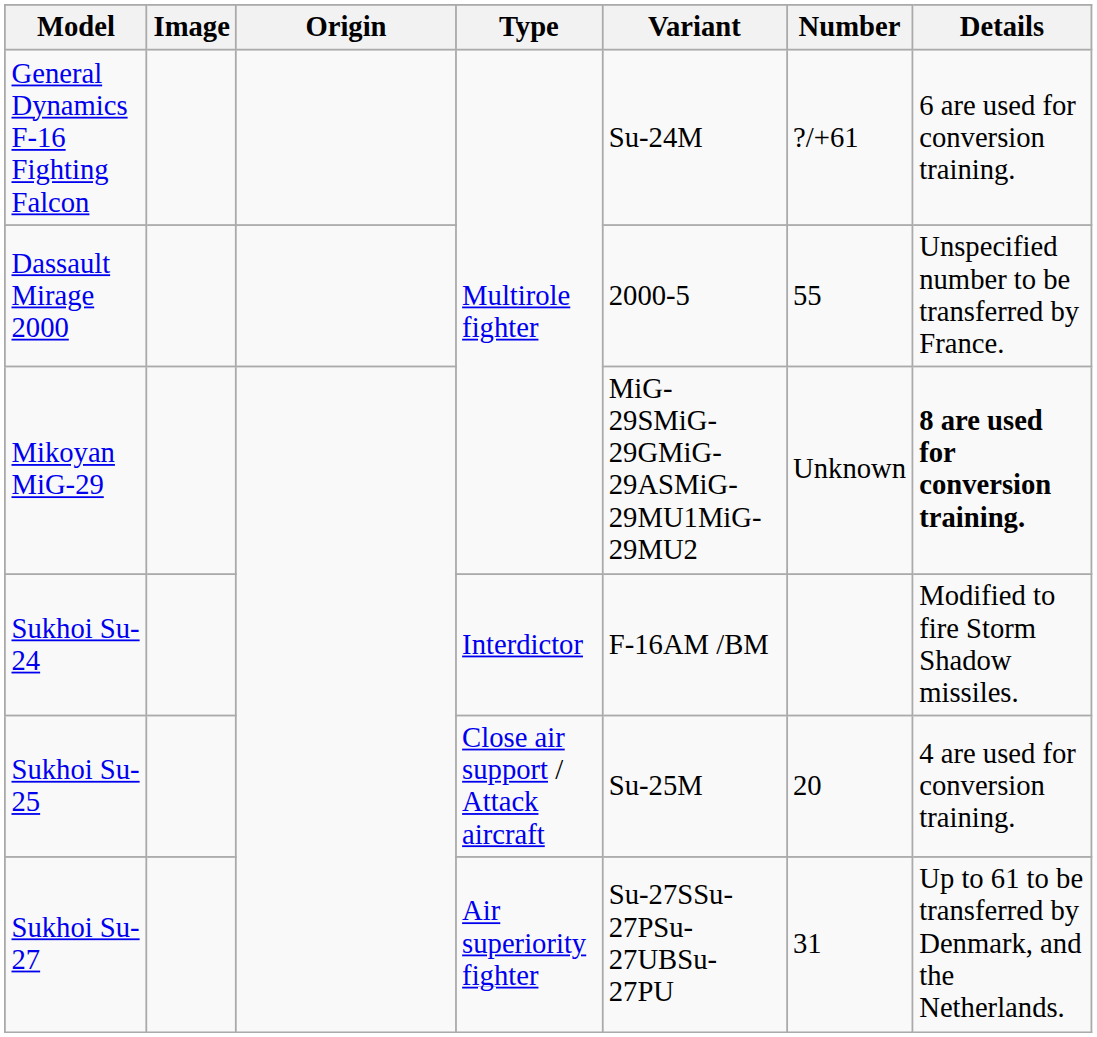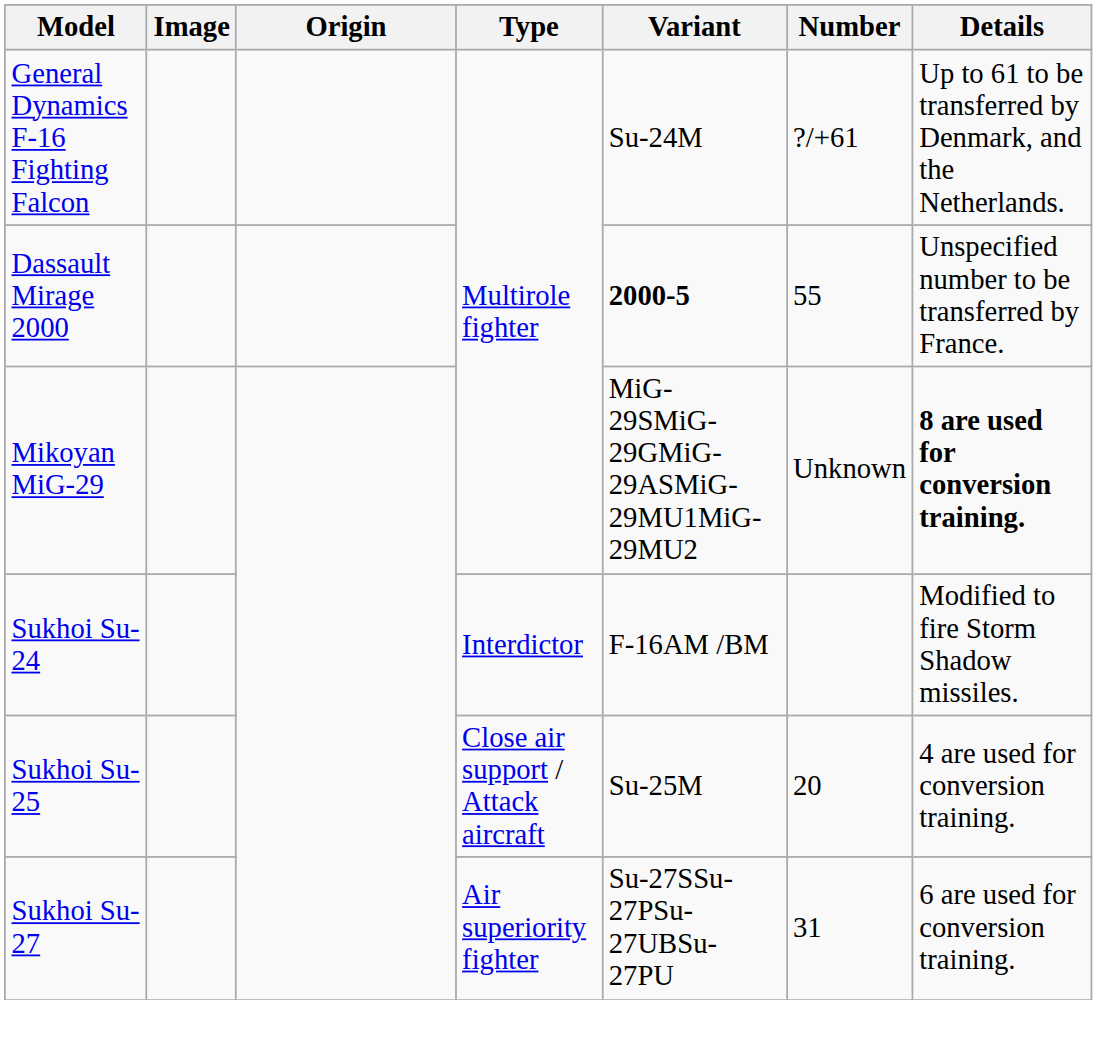(998, 137) 6 are used for conversion training. -> (1001, 137) Up to 61 to be transferred by Denmark, and the Netherlands.
(649, 295) normal -> (649, 295) bold
(1001, 944) Up to 61 to be transferred by Denmark, and the Netherlands. -> (998, 928) 6 are used for conversion training.
